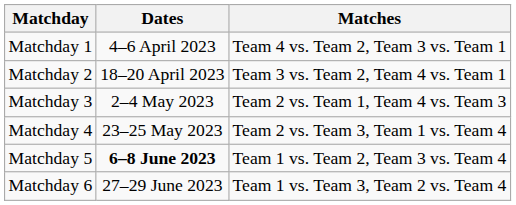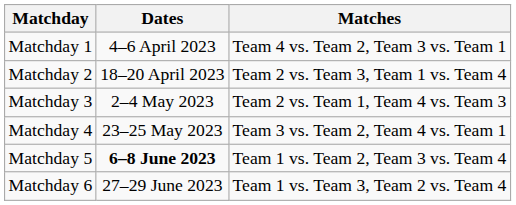(369, 74) Team 3 vs. Team 2, Team 4 vs. Team 1 -> (369, 74) Team 2 vs. Team 3, Team 1 vs. Team 4
(369, 130) Team 2 vs. Team 3, Team 1 vs. Team 4 -> (369, 130) Team 3 vs. Team 2, Team 4 vs. Team 1
